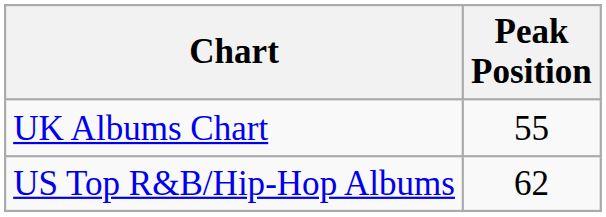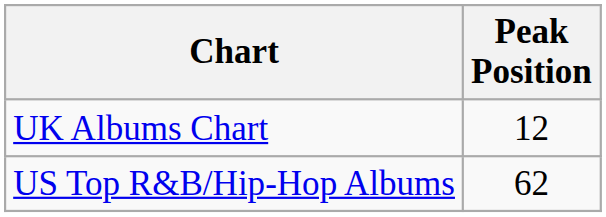(531, 127) 55 -> (531, 127) 12
